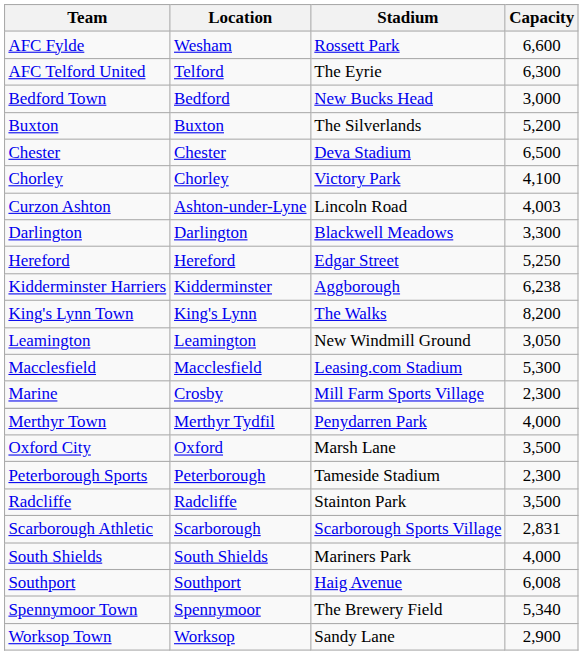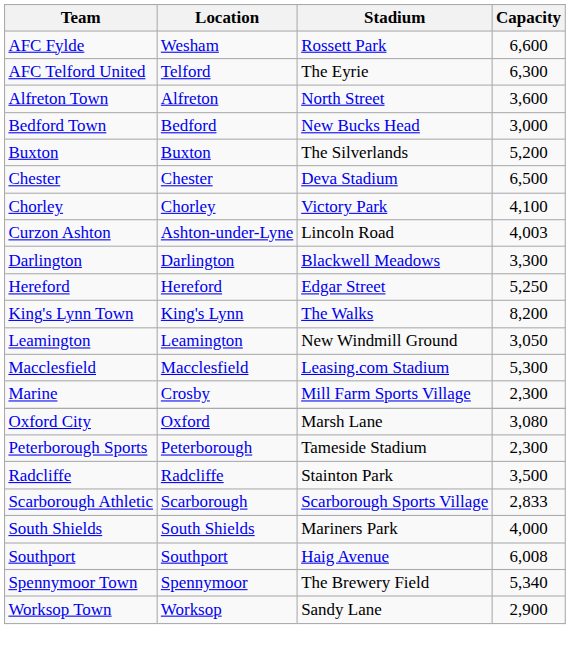+ row: (58, 98)
- row: (87, 286)
- row: (57, 421)
(542, 448) 3,500 -> (529, 421) 3,080
(542, 529) 2,831 -> (529, 502) 2,833
